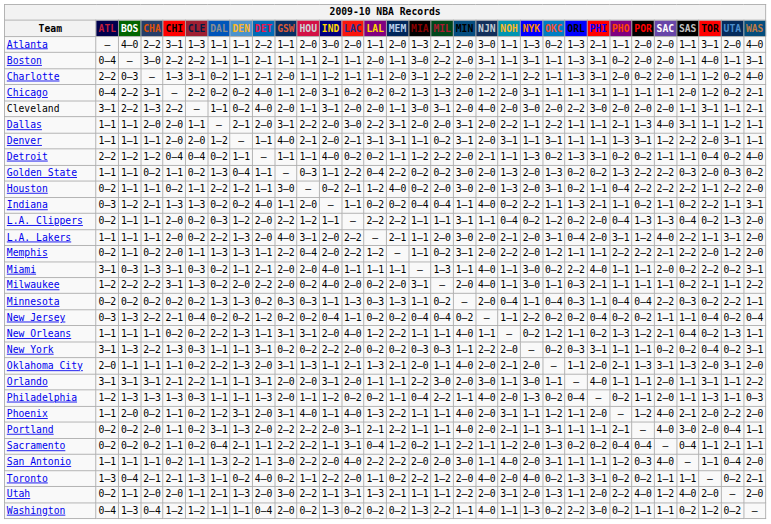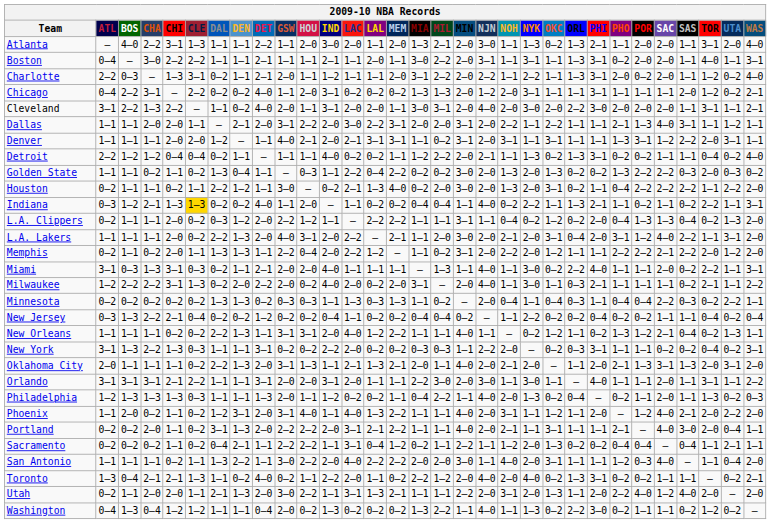(375, 189) 1–2 -> (375, 189) 1–3
(197, 205) no background -> (197, 205) gold background
(732, 270) 0–2 -> (732, 270) 1–1
(732, 398) 1–1 -> (732, 398) 0–2
